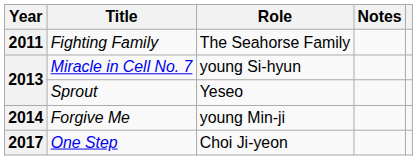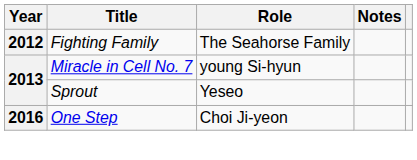(26, 42) 2011 -> (26, 42) 2012
- row: (90, 117)
(26, 142) 2017 -> (26, 117) 2016
